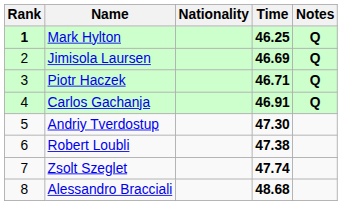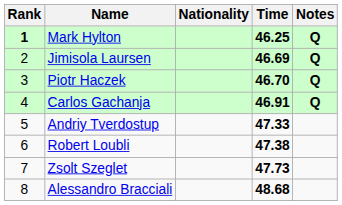(273, 80) 46.71 -> (273, 80) 46.70
(273, 124) 47.30 -> (273, 124) 47.33
(273, 168) 47.74 -> (273, 168) 47.73
